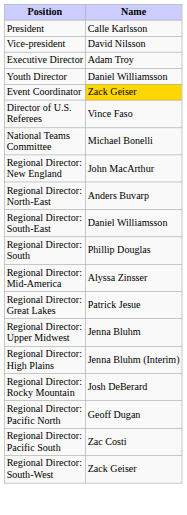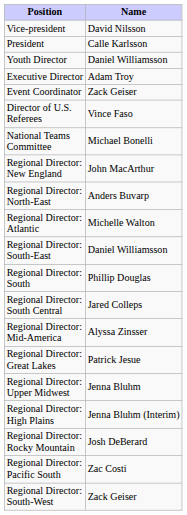rows swapped: (25, 28) <-> (42, 44)
rows swapped: (45, 60) <-> (37, 76)
(112, 92) gold background -> (112, 92) no background
+ row: (44, 223)
+ row: (44, 305)
- row: (44, 414)
